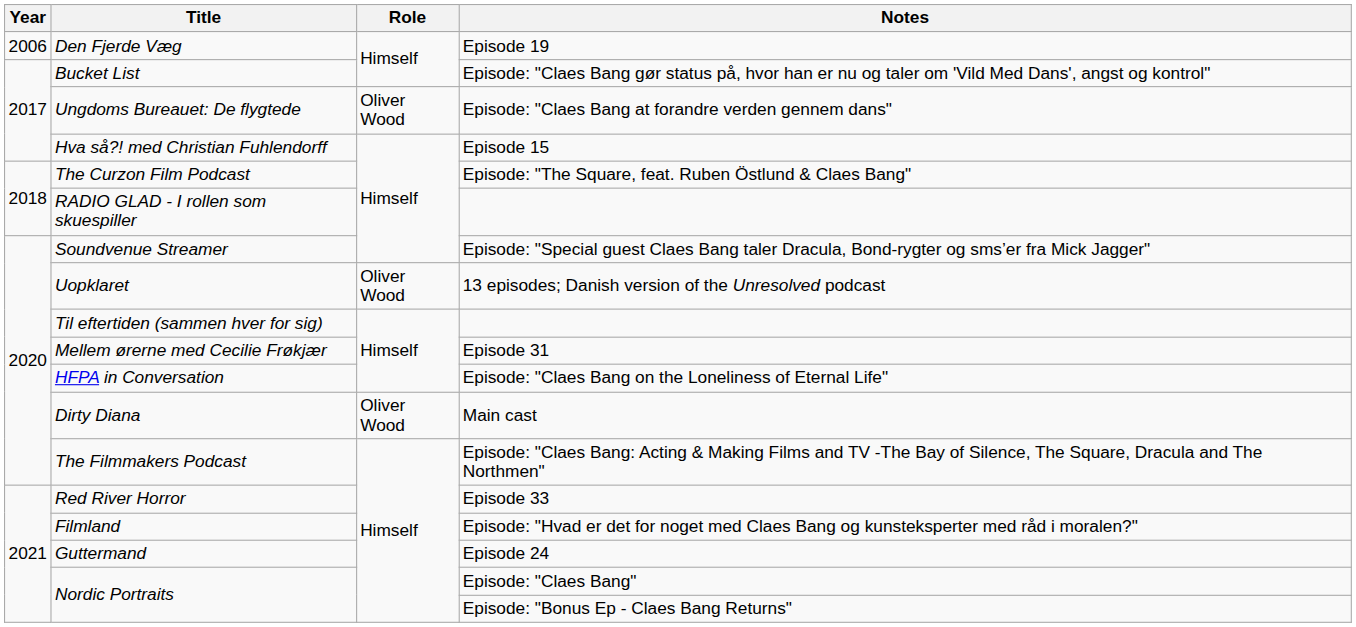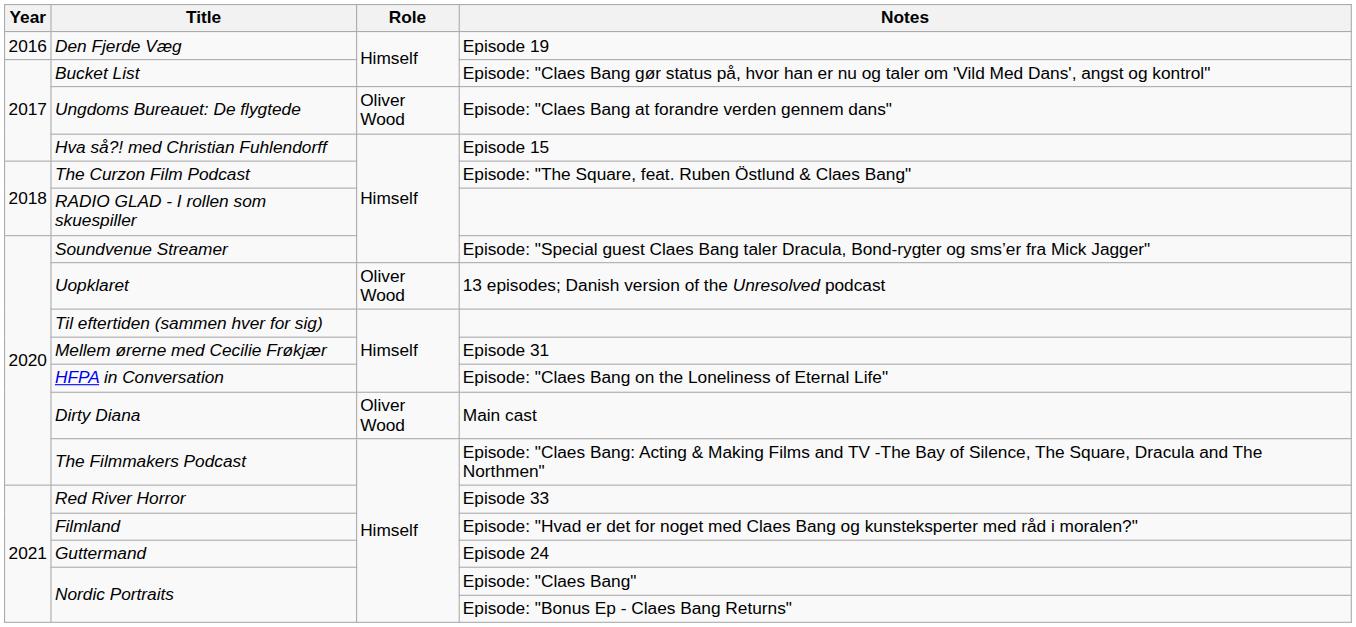(28, 45) 2006 -> (28, 45) 2016
